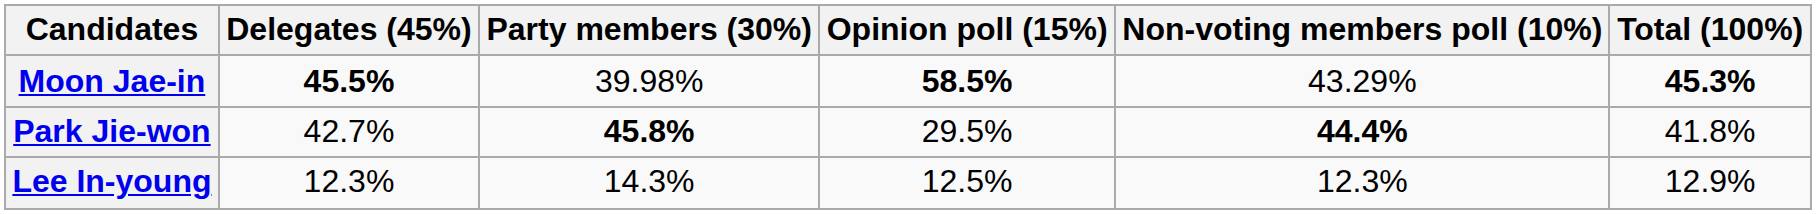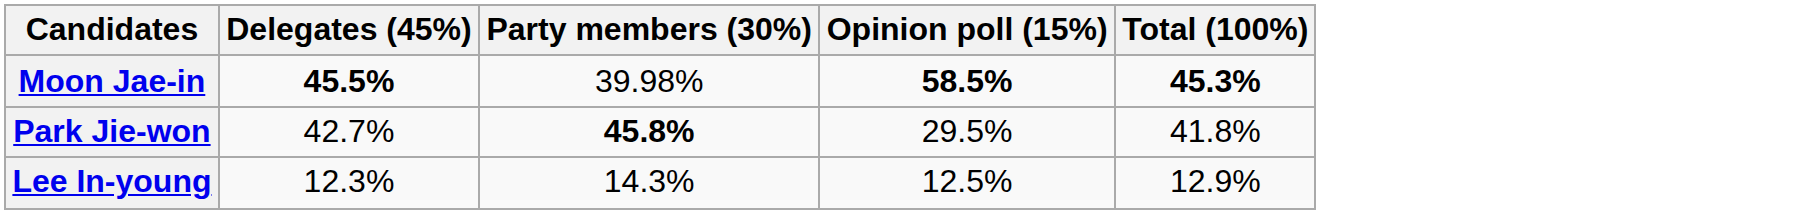- column: (1362, 29)
